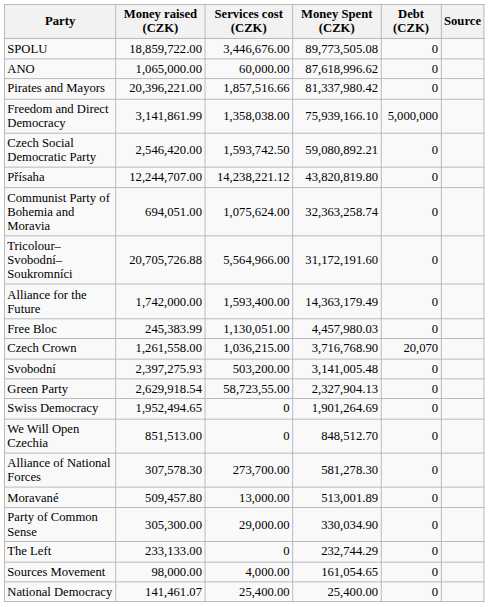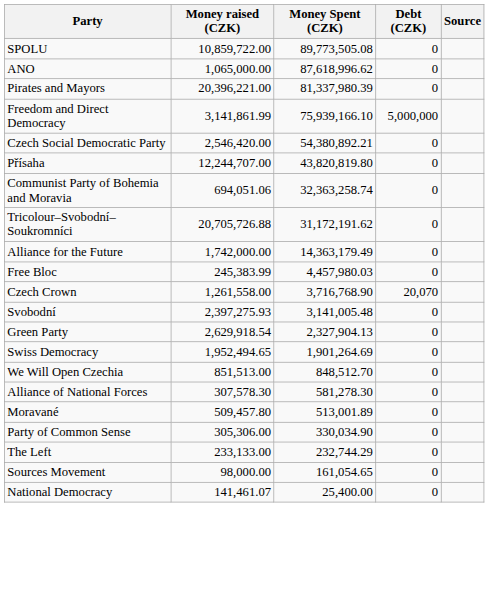- column: (249, 21)
(166, 48) 18,859,722.00 -> (235, 48) 10,859,722.00
(342, 88) 81,337,980.42 -> (337, 88) 81,337,980.39
(342, 150) 59,080,892.21 -> (337, 143) 54,380,892.21
(174, 211) 694,051.00 -> (243, 190) 694,051.06
(342, 260) 31,172,191.60 -> (337, 224) 31,172,191.62
(174, 524) 305,300.00 -> (243, 432) 305,306.00
